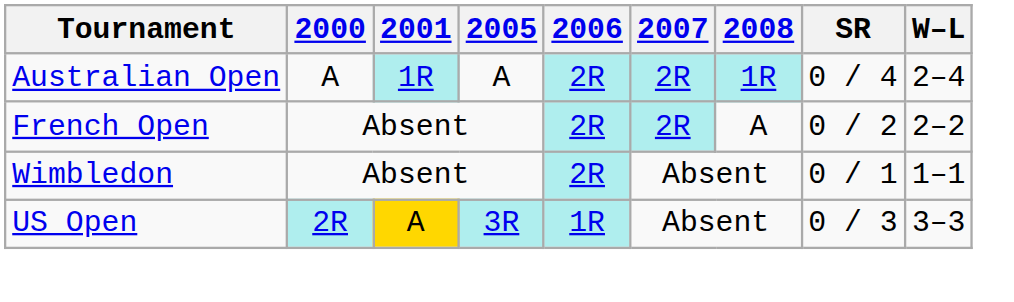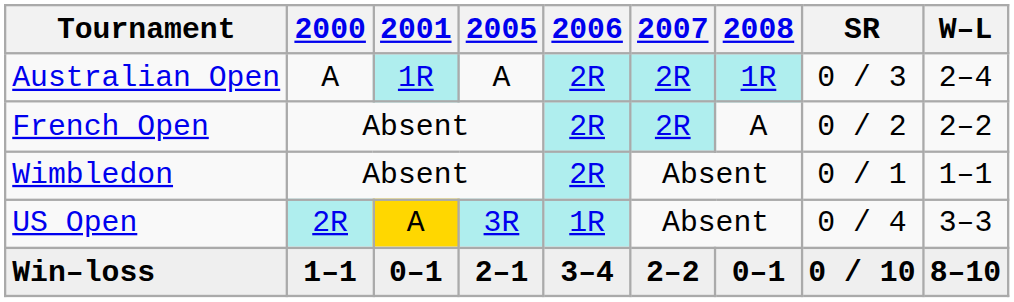(853, 78) 0 / 4 -> (862, 78) 0 / 3
(853, 223) 0 / 3 -> (862, 223) 0 / 4
+ row: (84, 272)
